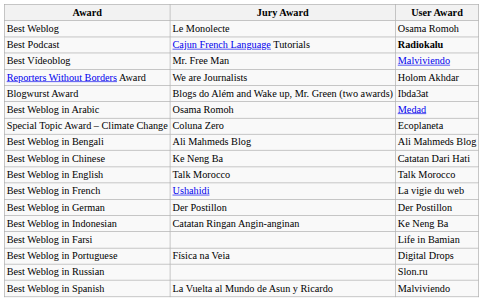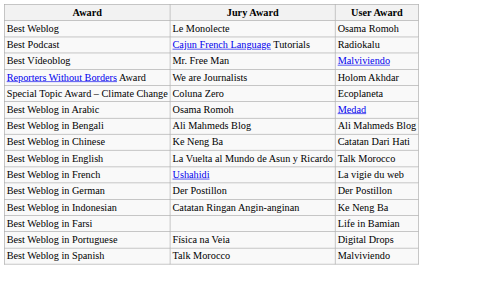(421, 45) bold -> (359, 45) normal
- row: (42, 93)
rows swapped: (87, 126) <-> (53, 110)
(201, 175) Talk Morocco -> (253, 158) La Vuelta al Mundo de Asun y Ricardo
- row: (56, 272)
(253, 288) La Vuelta al Mundo de Asun y Ricardo -> (201, 256) Talk Morocco
